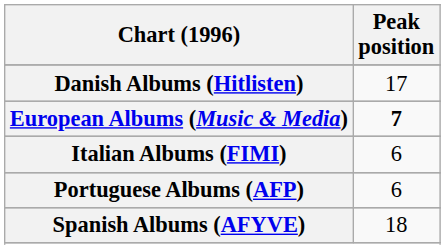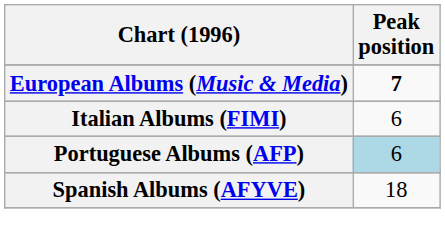- row: (179, 82)
(396, 189) no background -> (396, 154) lightblue background
